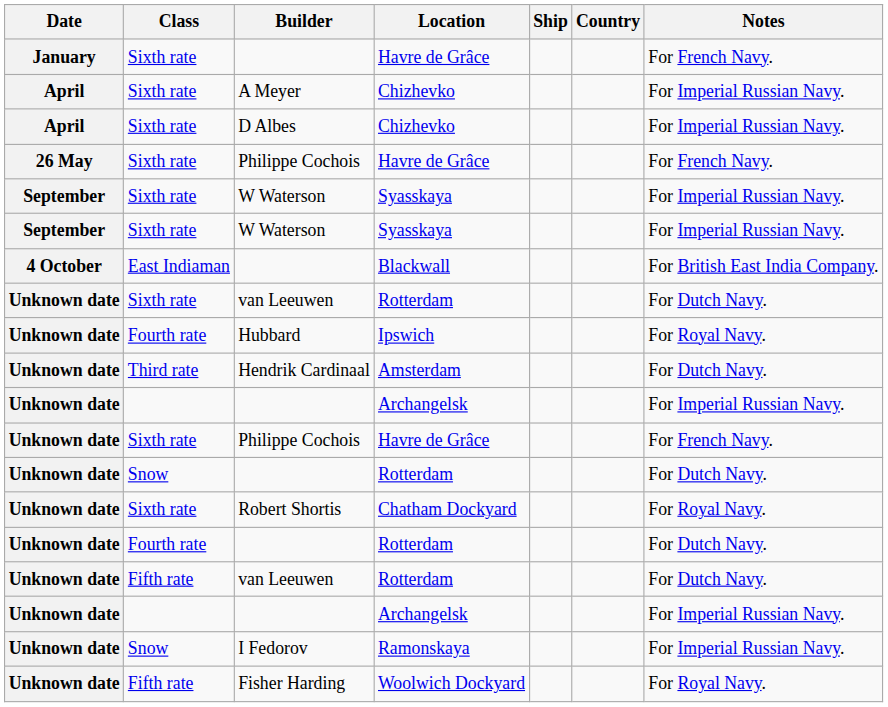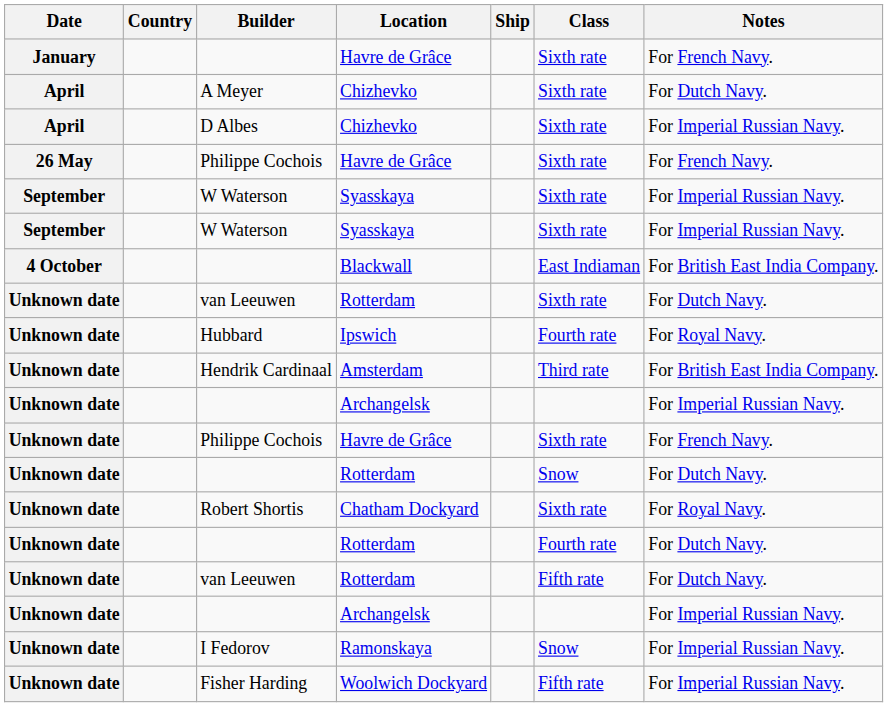columns swapped: (608, 21) <-> (179, 21)
(746, 91) For Imperial Russian Navy. -> (708, 91) For Dutch Navy.
(708, 370) For Dutch Navy. -> (763, 370) For British East India Company.
(707, 683) For Royal Navy. -> (746, 683) For Imperial Russian Navy.
